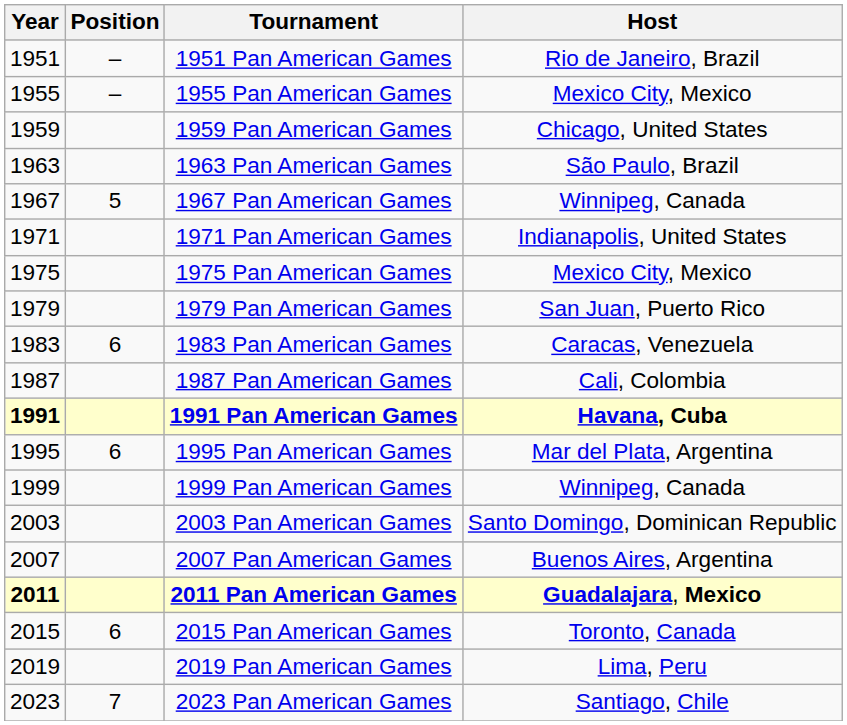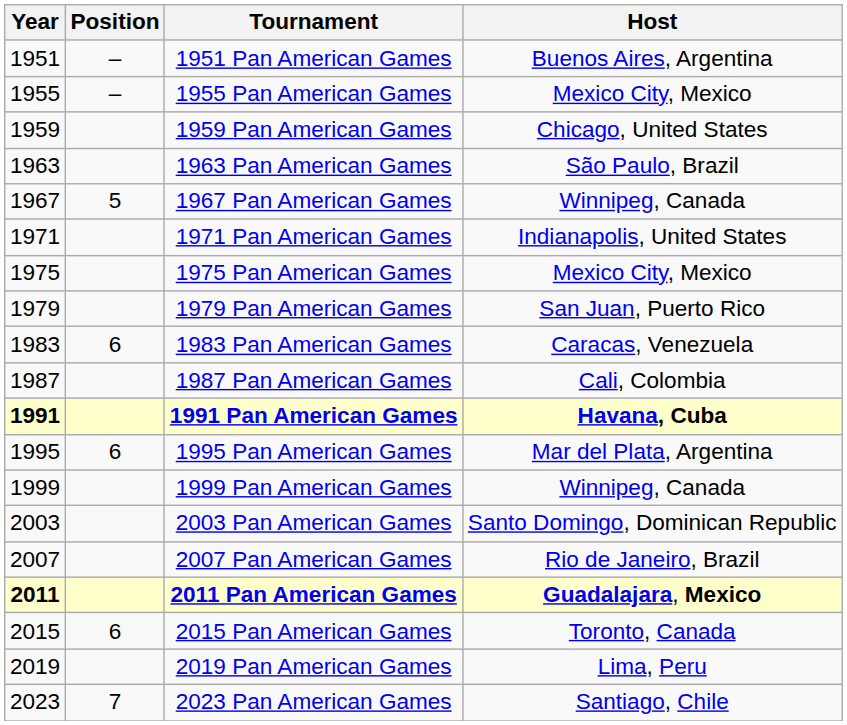(652, 58) Rio de Janeiro, Brazil -> (652, 58) Buenos Aires, Argentina
(652, 559) Buenos Aires, Argentina -> (652, 559) Rio de Janeiro, Brazil
